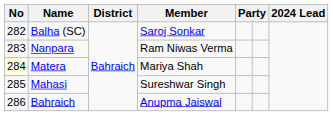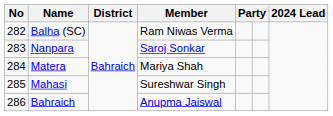(172, 31) Saroj Sonkar -> (186, 31) Ram Niwas Verma
(186, 48) Ram Niwas Verma -> (172, 48) Saroj Sonkar
(16, 66) lightyellow background -> (16, 66) no background
